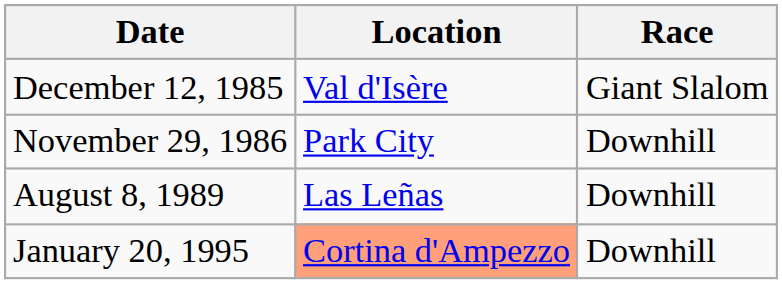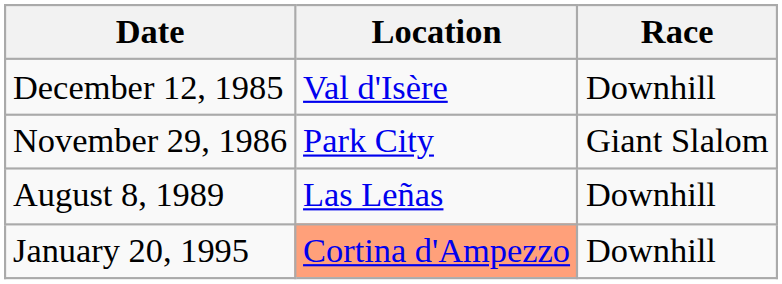(677, 86) Giant Slalom -> (651, 86) Downhill
(651, 140) Downhill -> (677, 140) Giant Slalom
